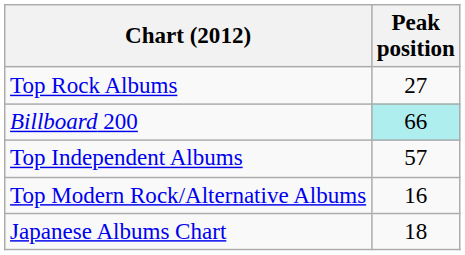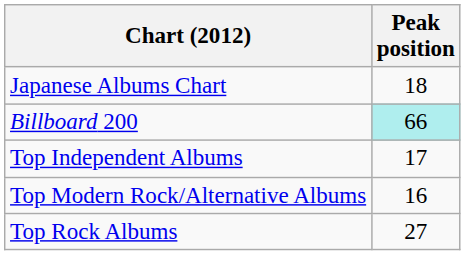rows swapped: (118, 231) <-> (94, 85)
(416, 158) 57 -> (416, 158) 17
